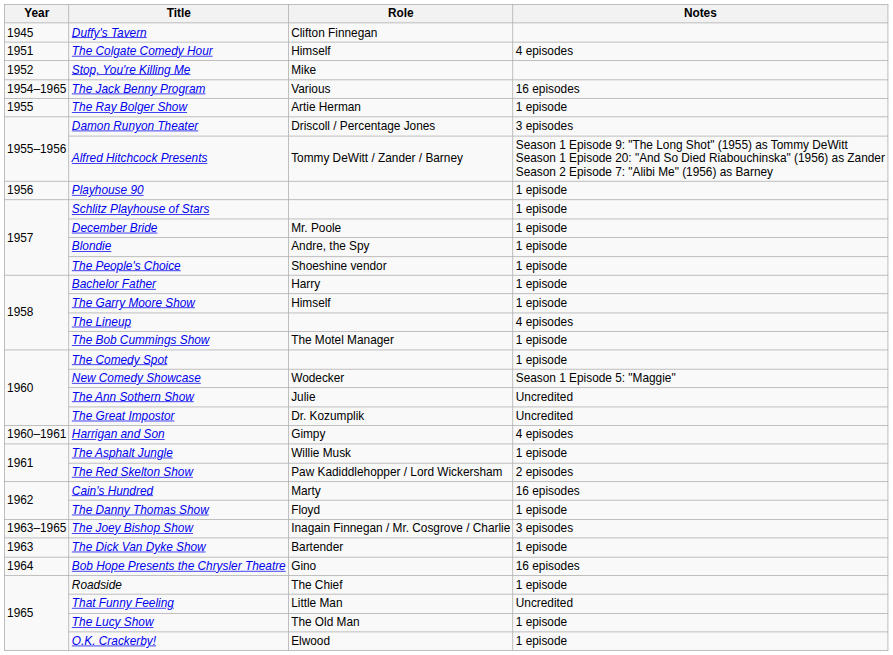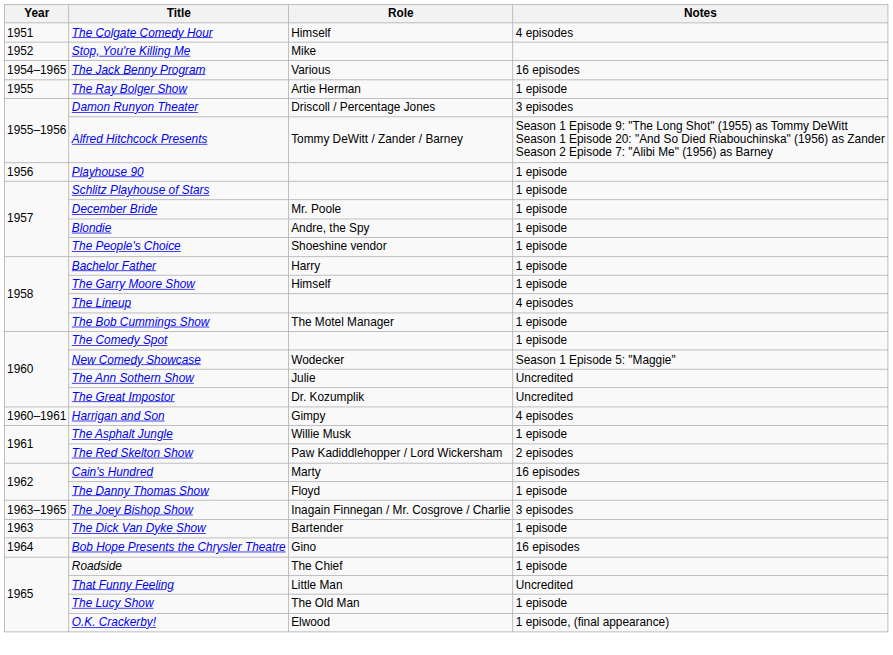- row: (109, 32)
(541, 641) 1 episode -> (592, 622) 1 episode, (final appearance)
